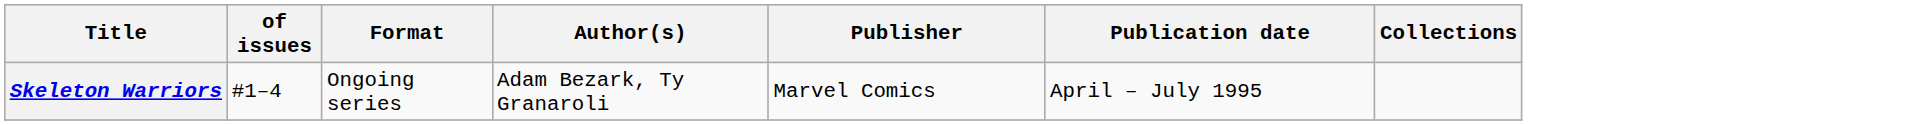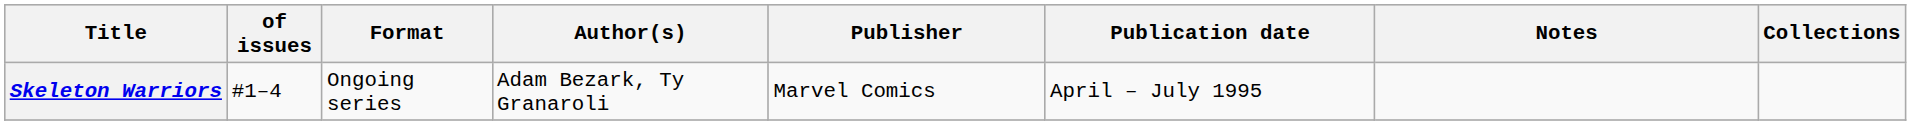+ column: (1567, 34)
